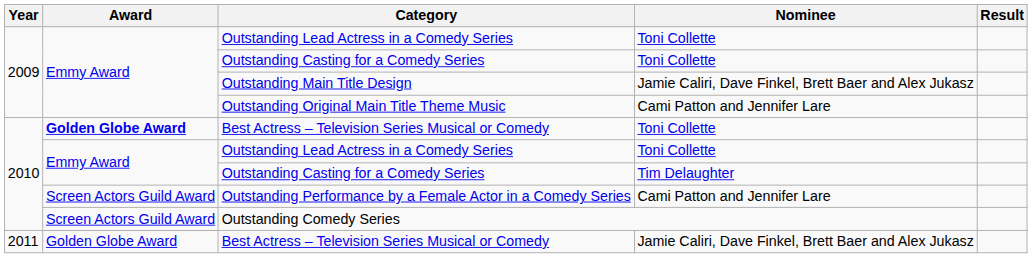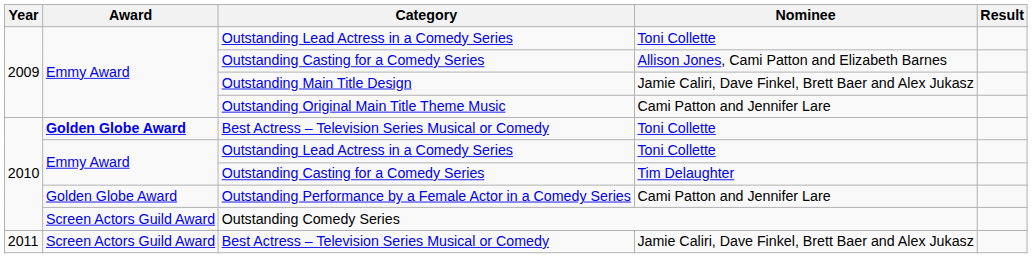(677, 60) Toni Collette -> (792, 60) Allison Jones, Cami Patton and Elizabeth Barnes
(131, 196) Screen Actors Guild Award -> (112, 196) Golden Globe Award
(112, 241) Golden Globe Award -> (131, 241) Screen Actors Guild Award
